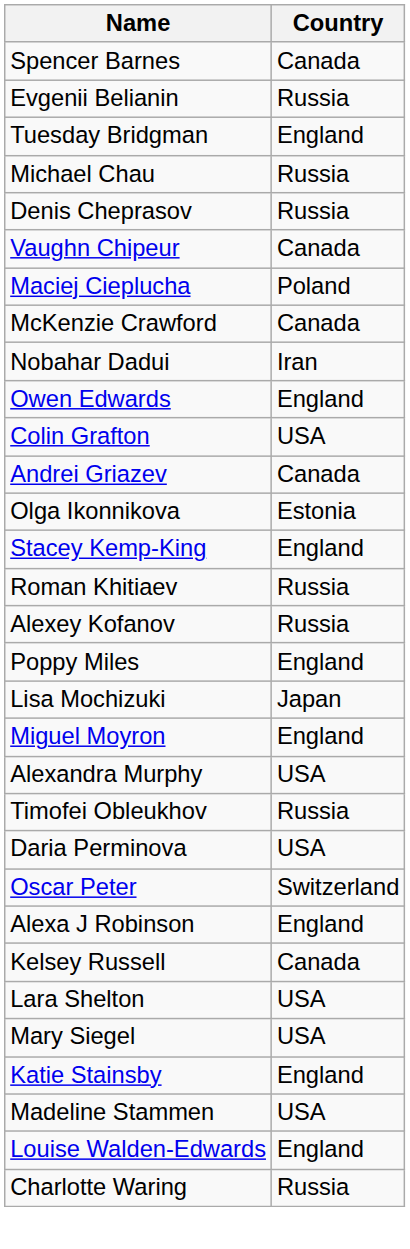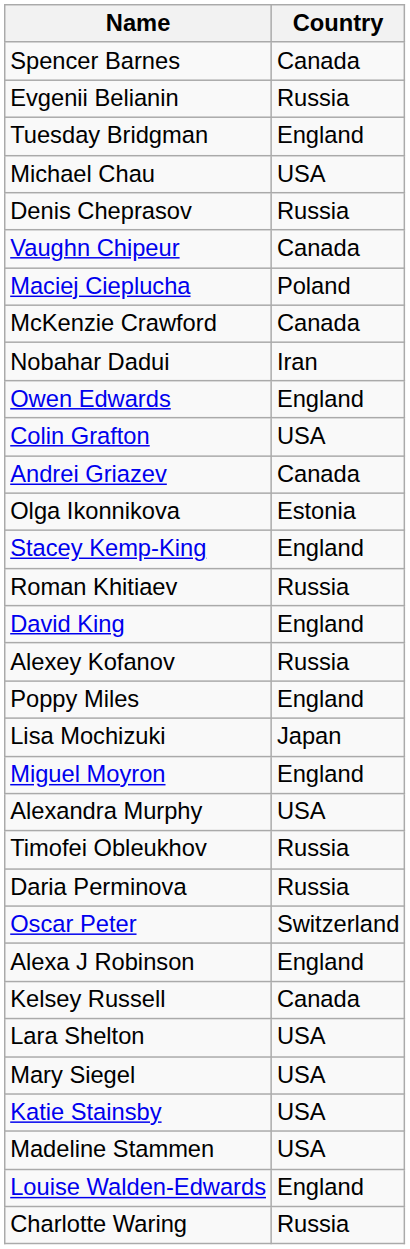(313, 173) Russia -> (301, 173) USA
+ row: (67, 624)
(301, 849) USA -> (313, 887) Russia
(320, 1074) England -> (301, 1112) USA
